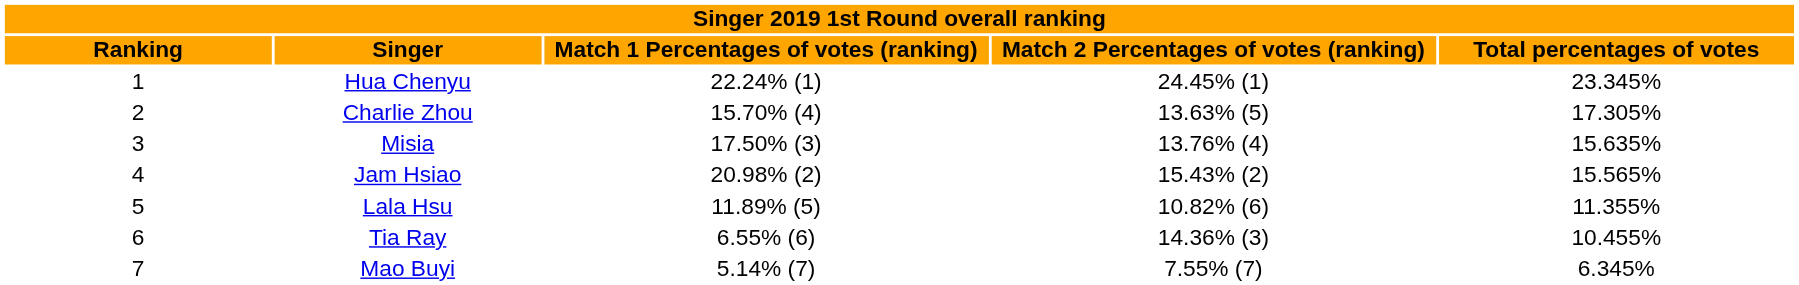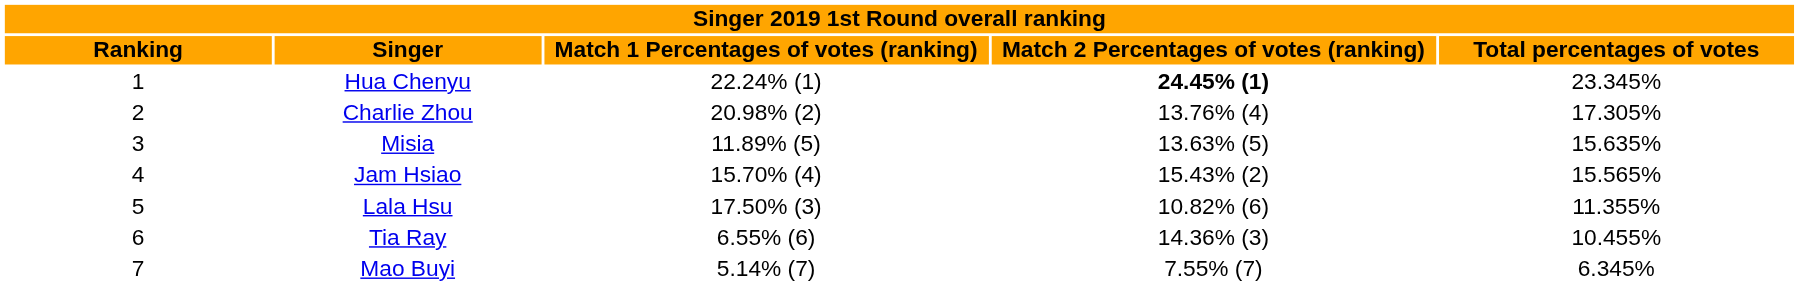(1213, 81) normal -> (1213, 81) bold
(766, 112) 15.70% (4) -> (766, 112) 20.98% (2)
(1213, 112) 13.63% (5) -> (1213, 112) 13.76% (4)
(766, 143) 17.50% (3) -> (766, 143) 11.89% (5)
(1213, 143) 13.76% (4) -> (1213, 143) 13.63% (5)
(766, 175) 20.98% (2) -> (766, 175) 15.70% (4)
(766, 206) 11.89% (5) -> (766, 206) 17.50% (3)
